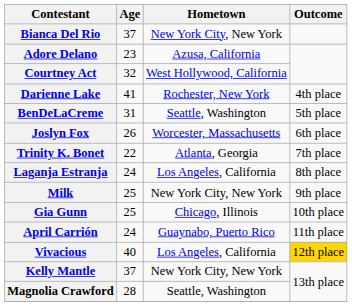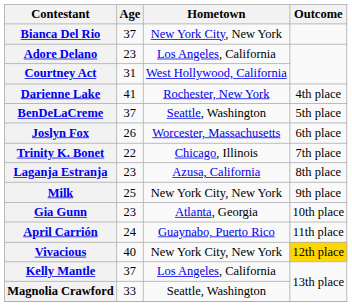(216, 53) Azusa, California -> (216, 53) Los Angeles, California
(130, 73) 32 -> (130, 73) 31
(130, 113) 31 -> (130, 113) 37
(216, 152) Atlanta, Georgia -> (216, 152) Chicago, Illinois
(130, 172) 24 -> (130, 172) 23
(216, 172) Los Angeles, California -> (216, 172) Azusa, California
(130, 212) 25 -> (130, 212) 23
(216, 212) Chicago, Illinois -> (216, 212) Atlanta, Georgia
(216, 251) Los Angeles, California -> (216, 251) New York City, New York
(216, 271) New York City, New York -> (216, 271) Los Angeles, California
(130, 291) 28 -> (130, 291) 33
